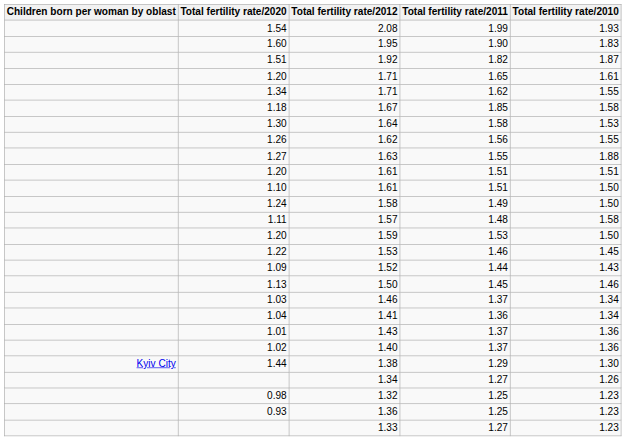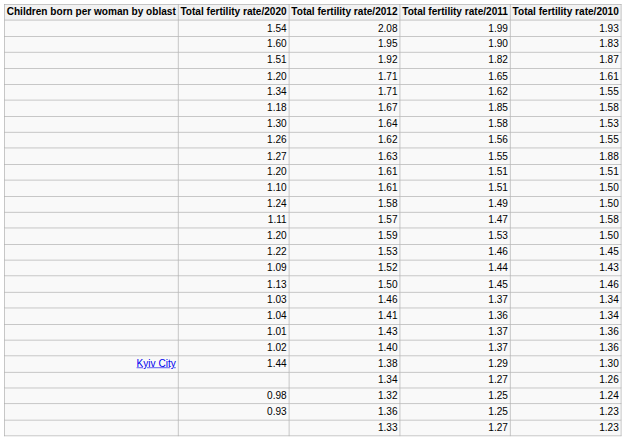(498, 220) 1.48 -> (498, 220) 1.47
(609, 396) 1.23 -> (609, 396) 1.24
